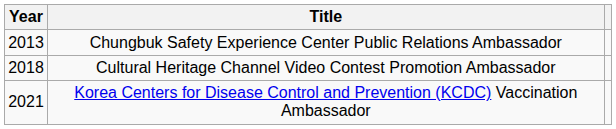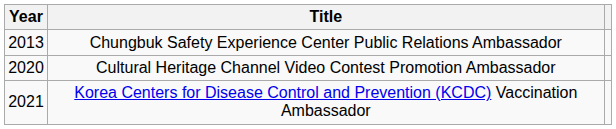(26, 67) 2018 -> (26, 67) 2020
